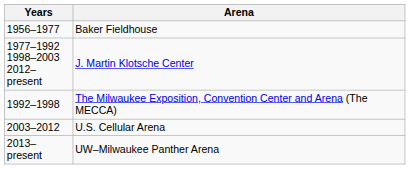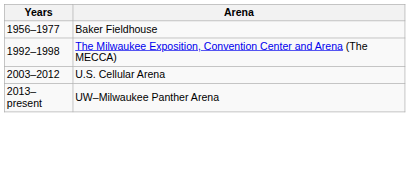- row: (134, 64)
